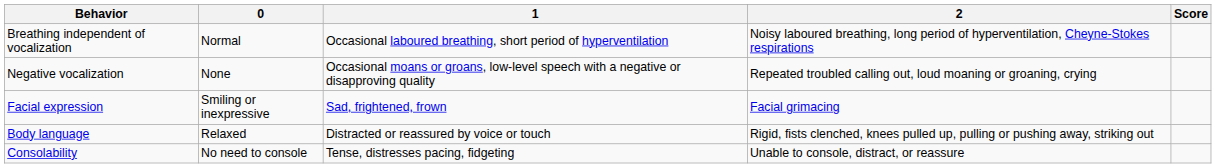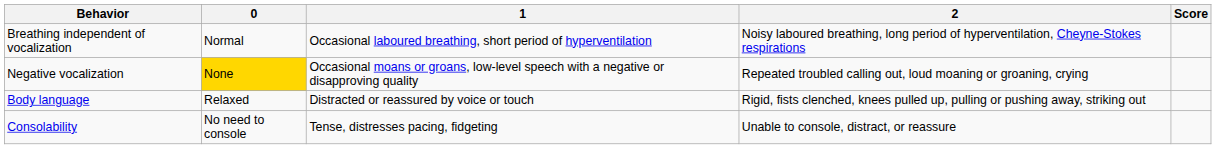(216, 74) no background -> (219, 74) gold background
- row: (55, 107)
